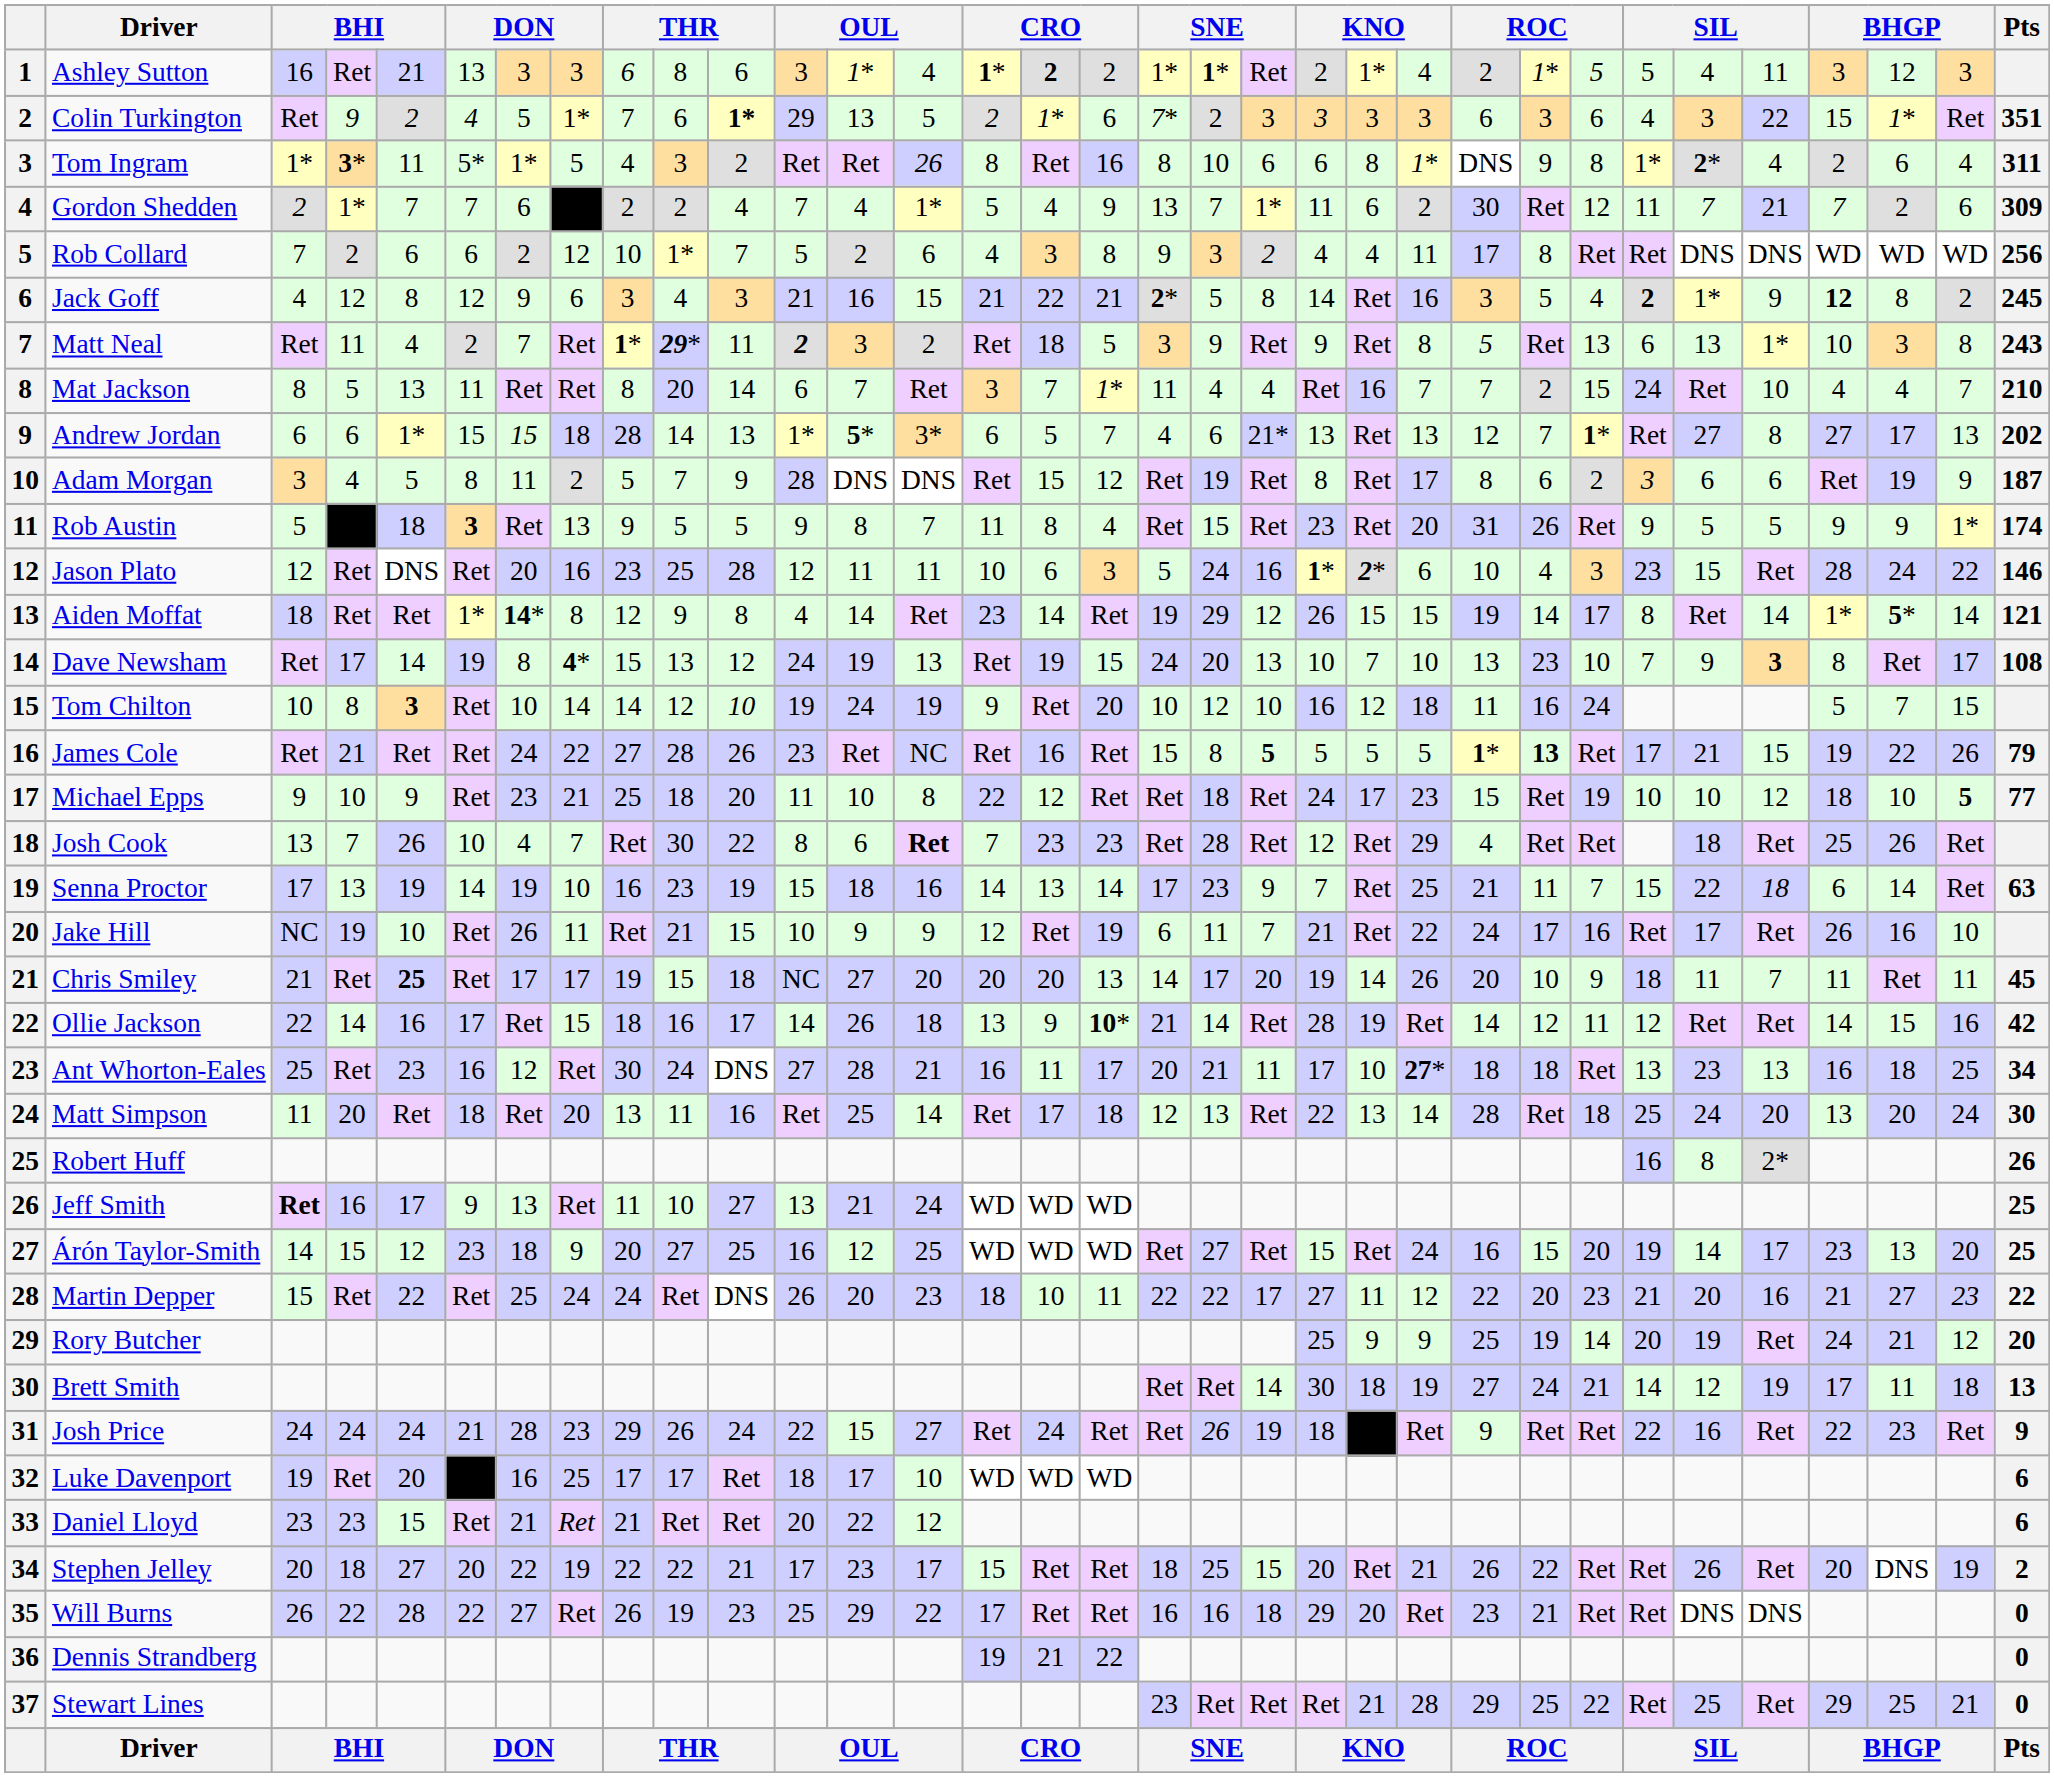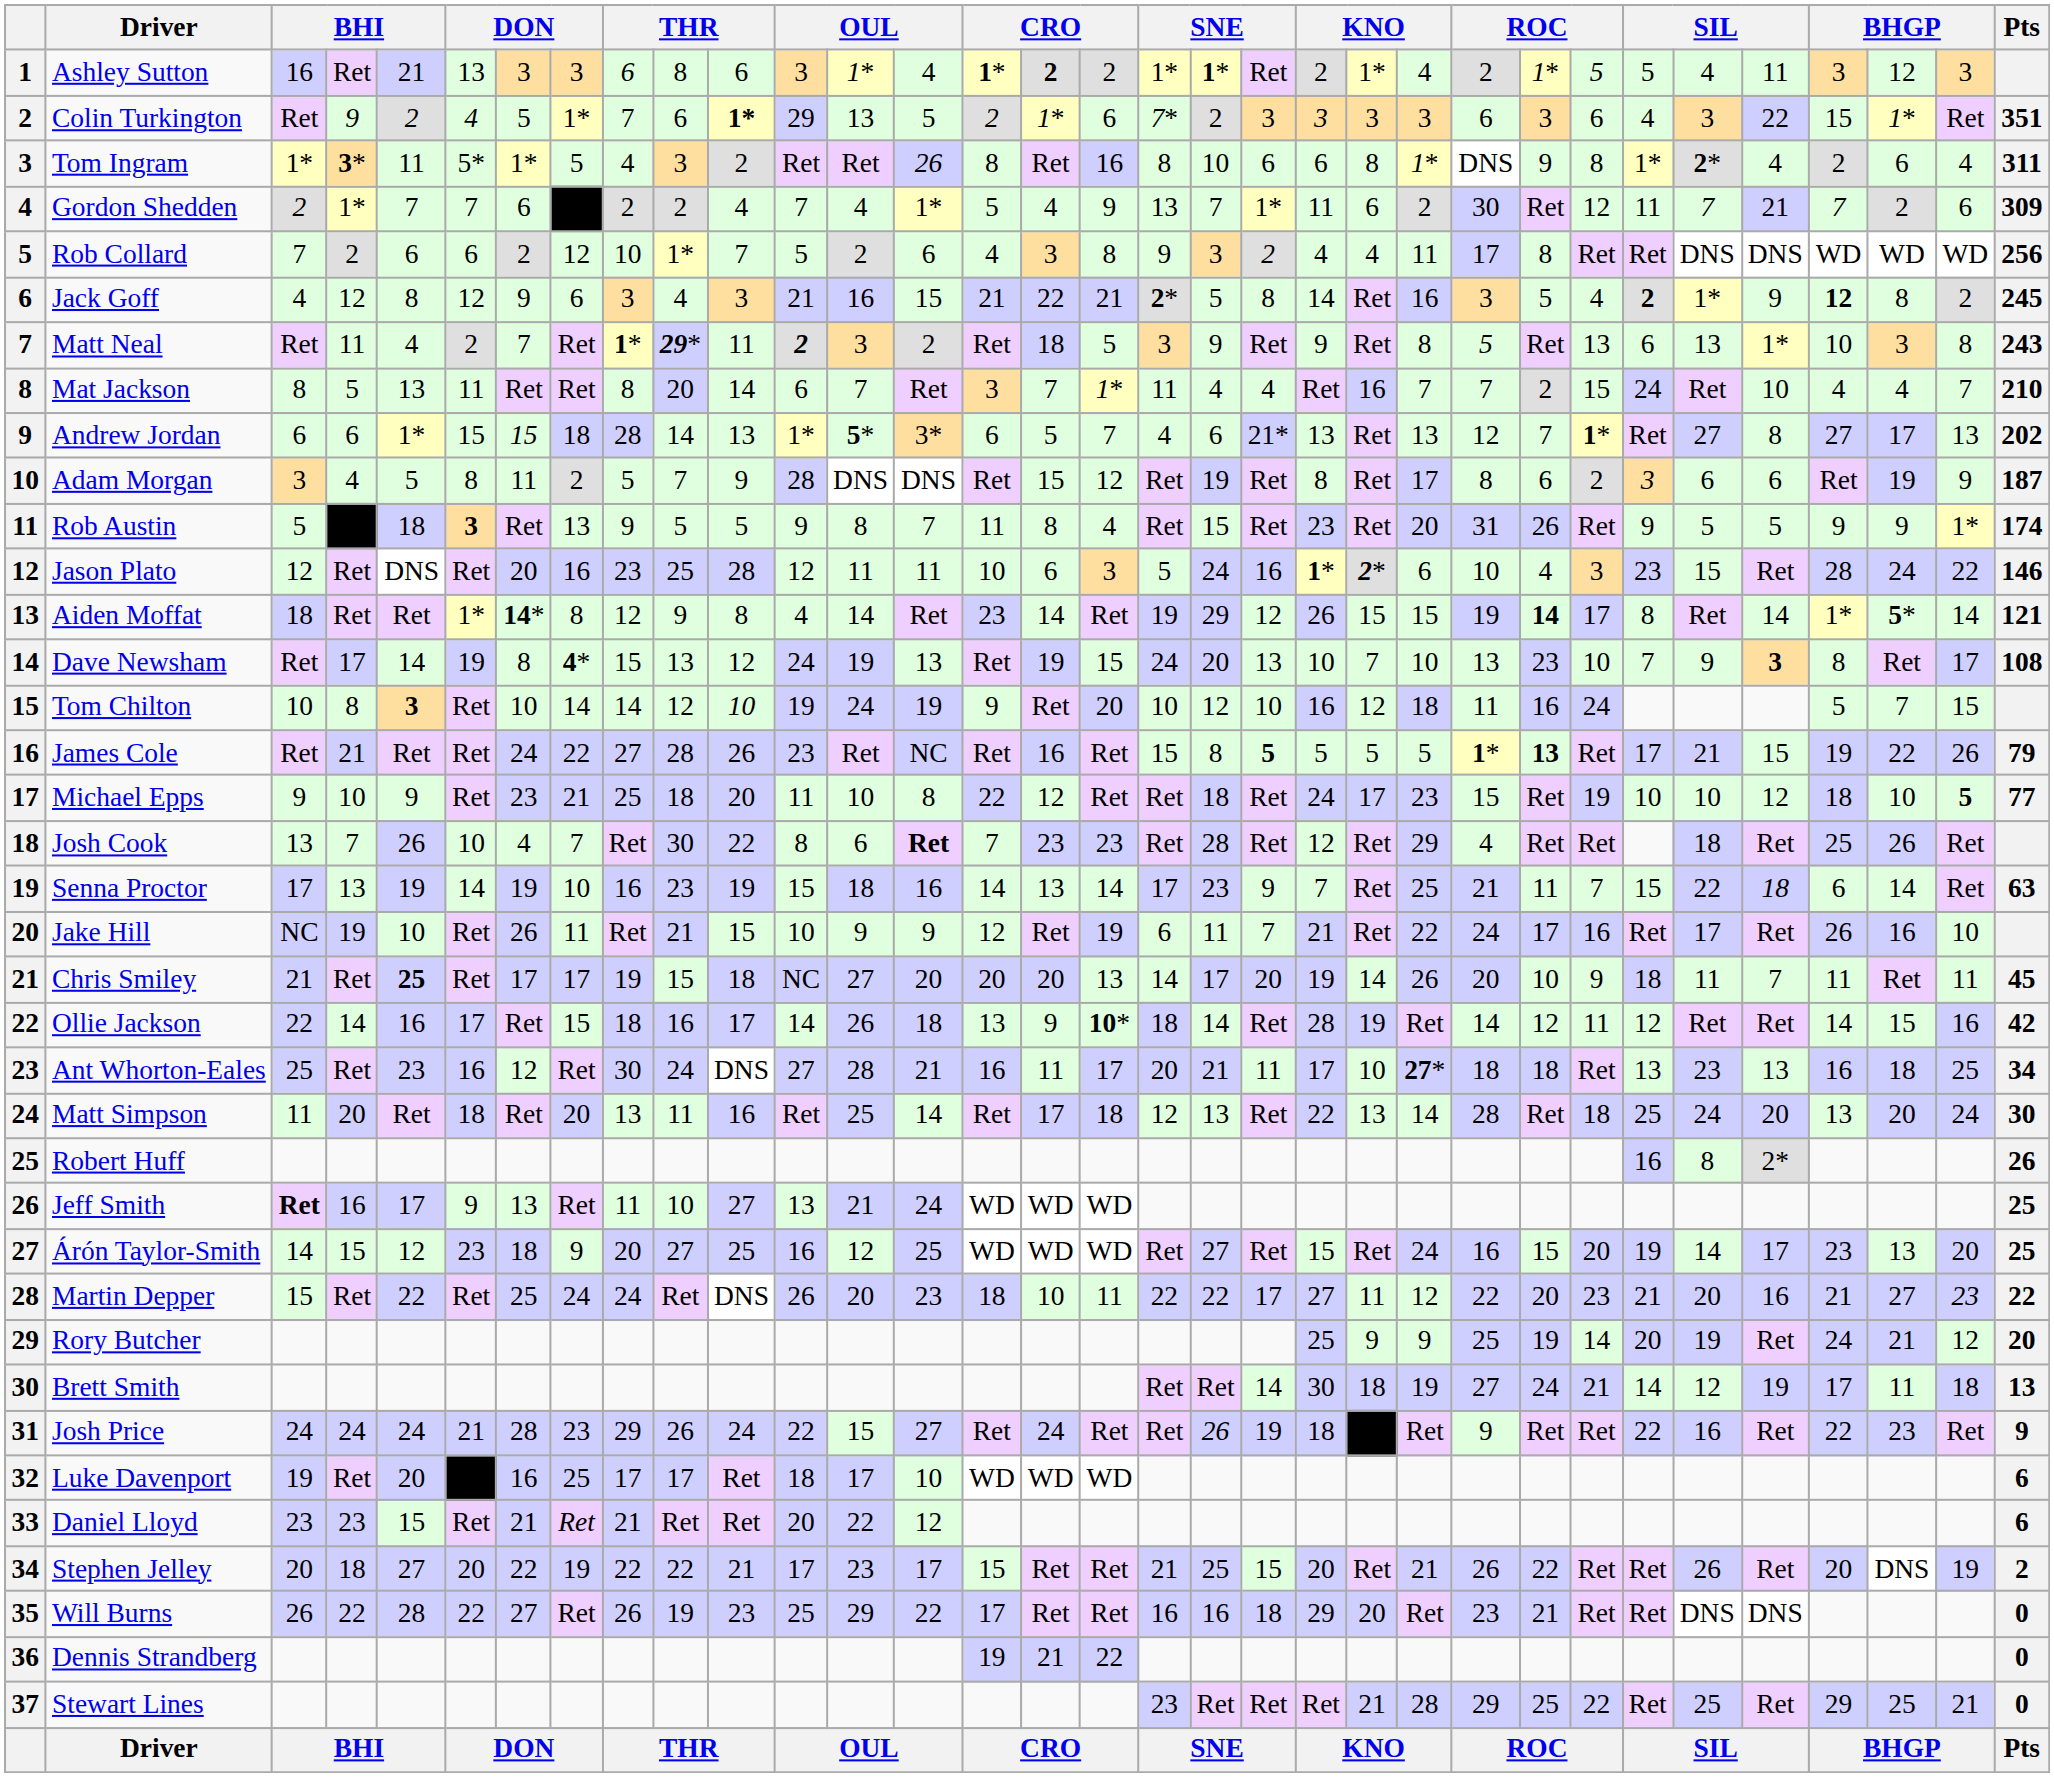(1545, 615) normal -> (1545, 615) bold
(1164, 1023) 21 -> (1164, 1023) 18
(1164, 1567) 18 -> (1164, 1567) 21
